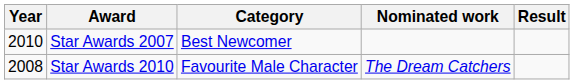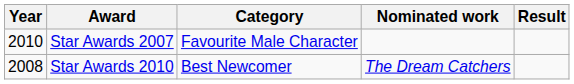(236, 41) Best Newcomer -> (269, 41) Favourite Male Character
(269, 66) Favourite Male Character -> (236, 66) Best Newcomer
